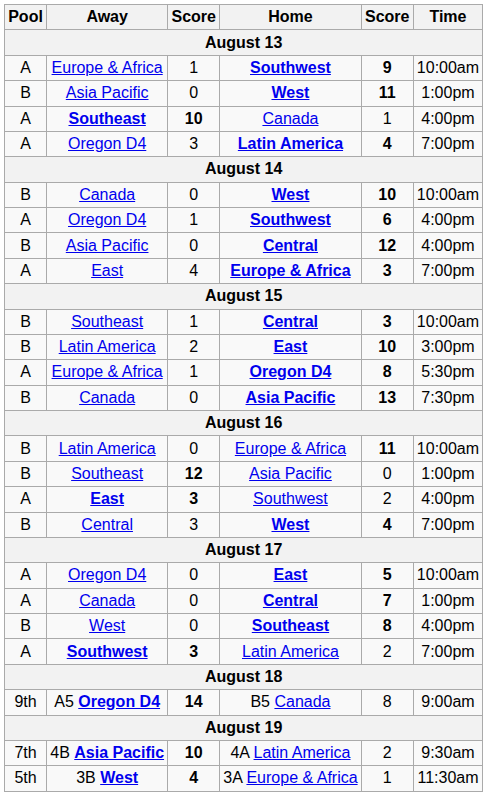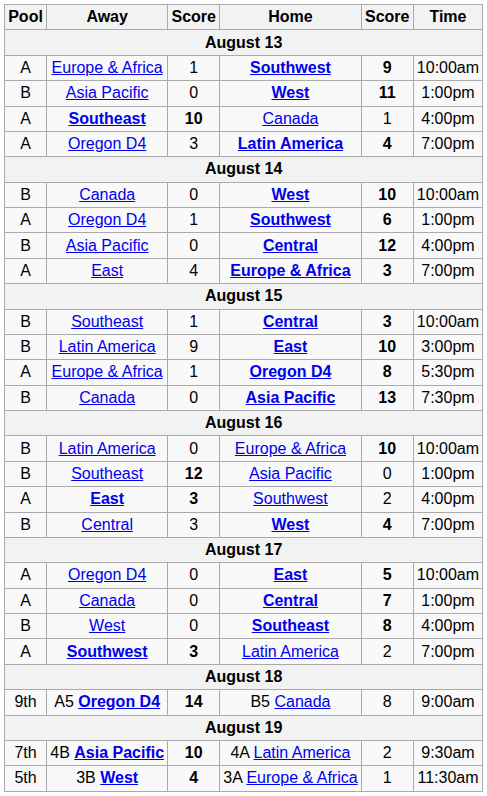(448, 220) 4:00pm -> (448, 220) 1:00pm
(194, 347) 2 -> (194, 347) 9
(387, 448) 11 -> (387, 448) 10
